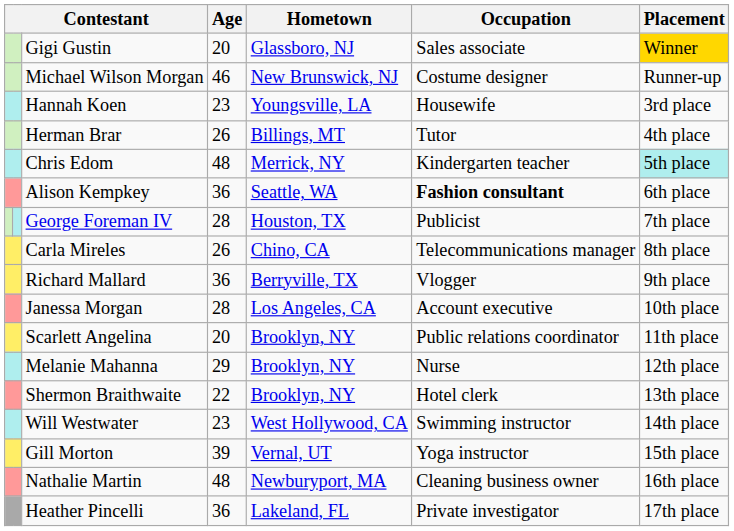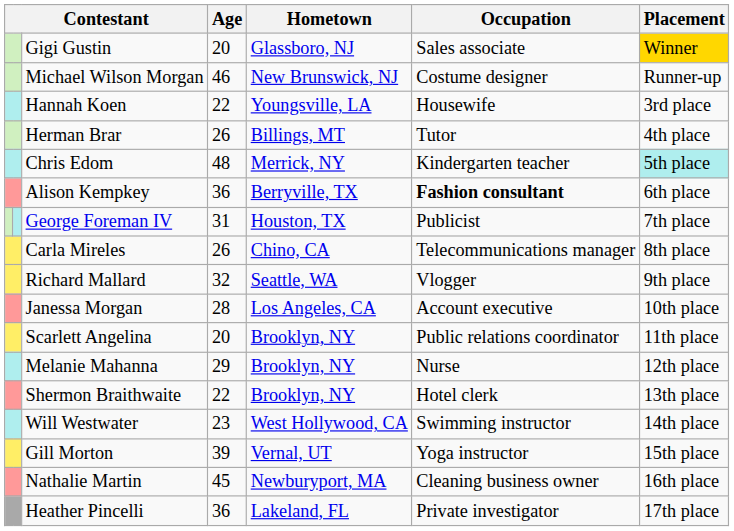(221, 105) 23 -> (221, 105) 22
(294, 192) Seattle, WA -> (304, 192) Berryville, TX
(221, 221) 28 -> (221, 221) 31
(221, 279) 36 -> (221, 279) 32
(304, 279) Berryville, TX -> (294, 279) Seattle, WA
(221, 481) 48 -> (221, 481) 45
